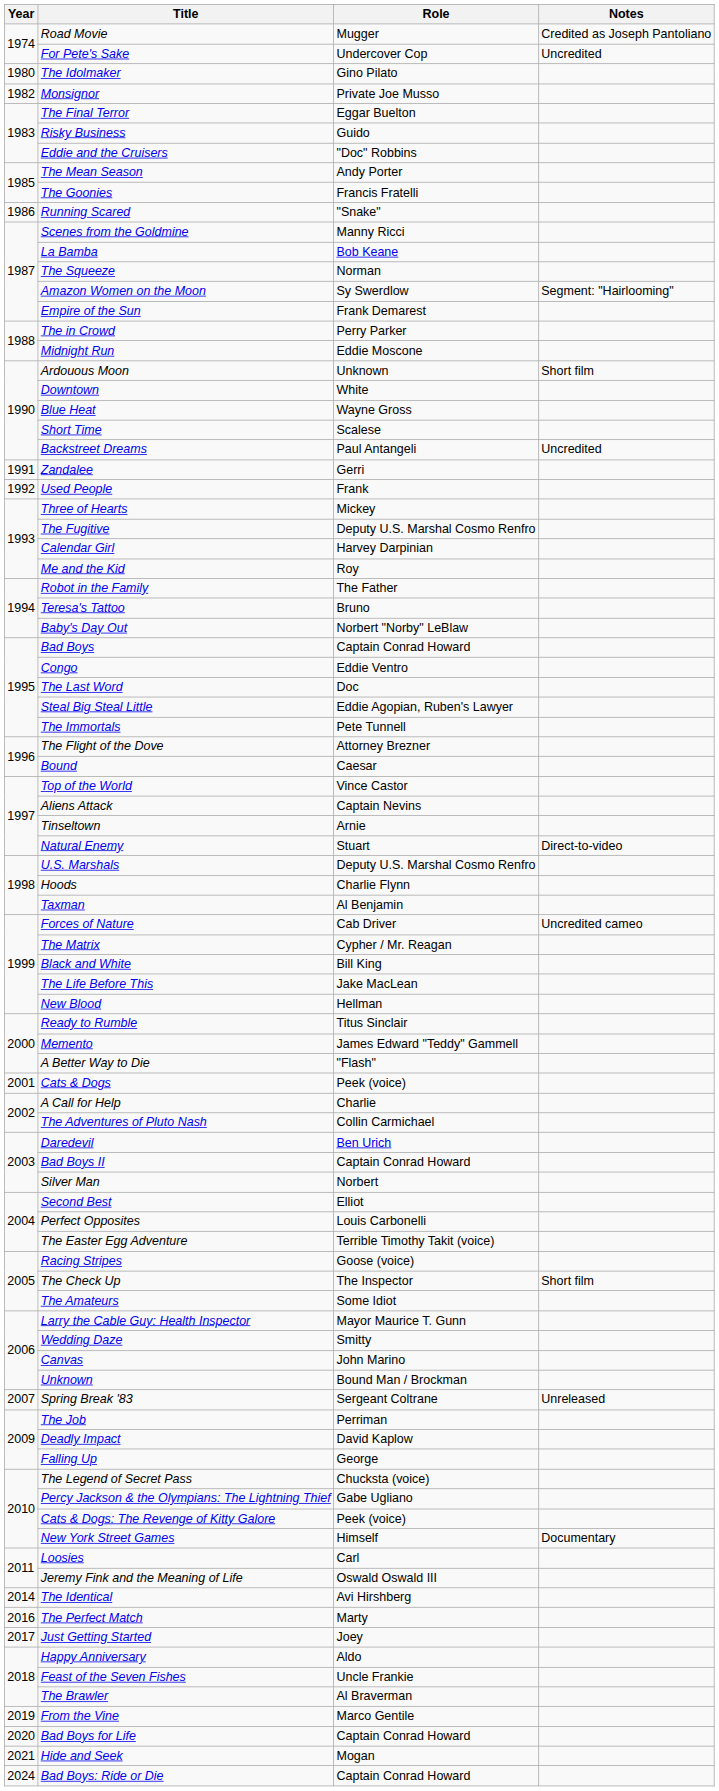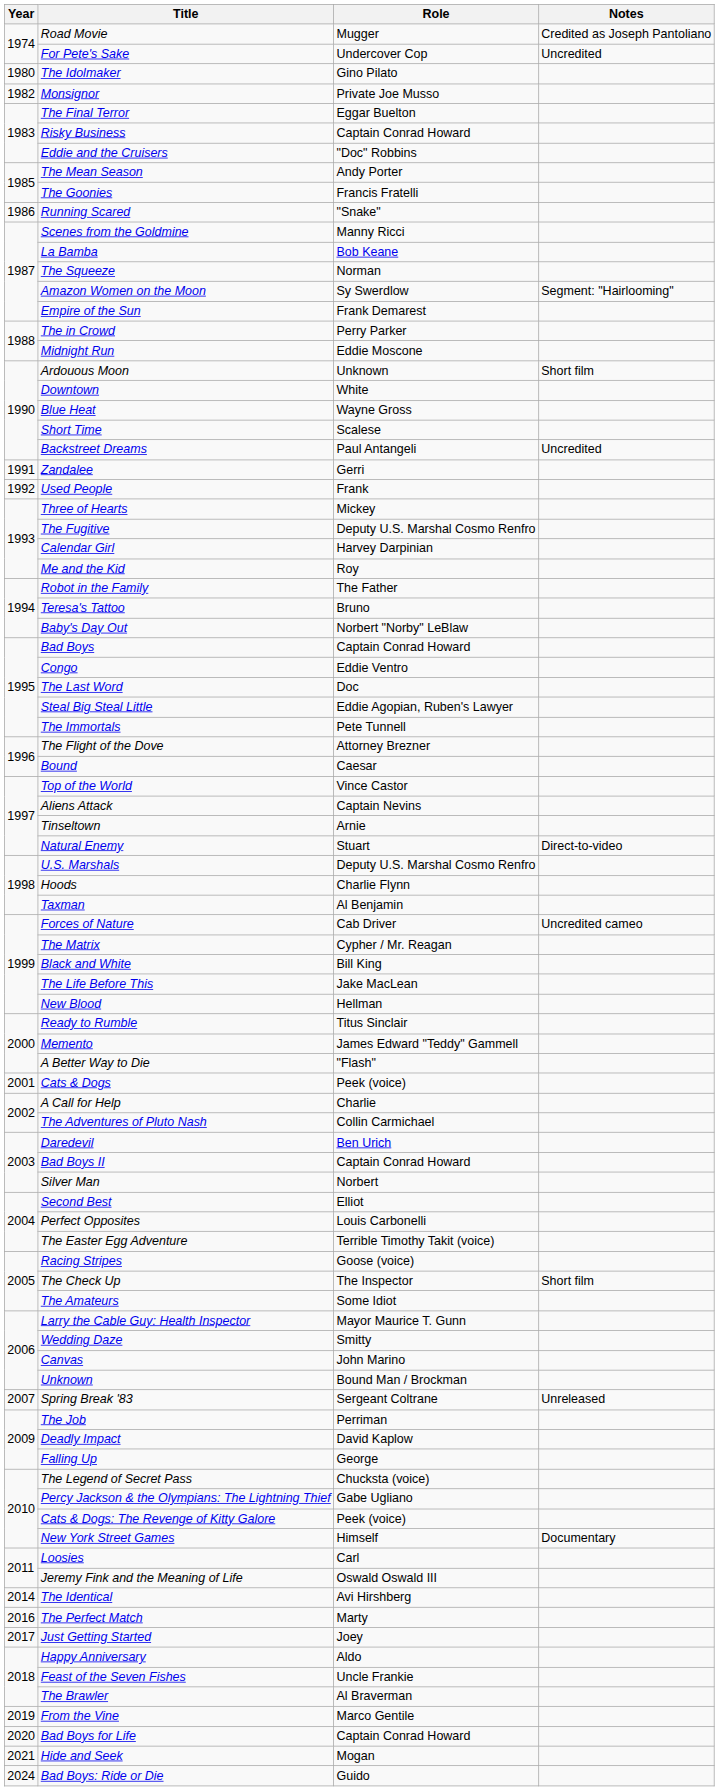(353, 133) Guido -> (403, 133) Captain Conrad Howard
(403, 1775) Captain Conrad Howard -> (353, 1775) Guido
